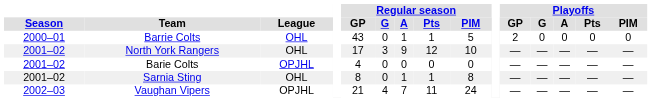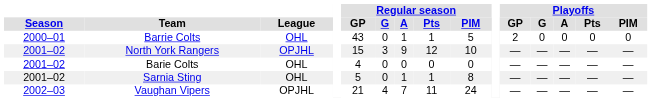(297, 51) OHL -> (297, 51) OPJHL
(358, 51) 17 -> (358, 51) 15
(297, 64) OPJHL -> (297, 64) OHL
(358, 77) 8 -> (358, 77) 5
